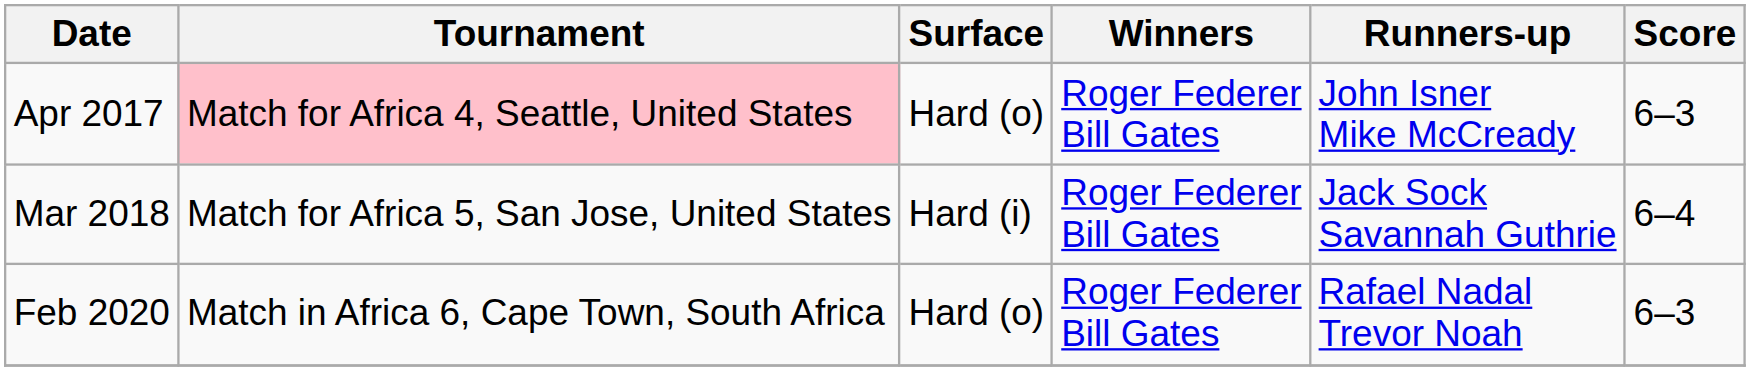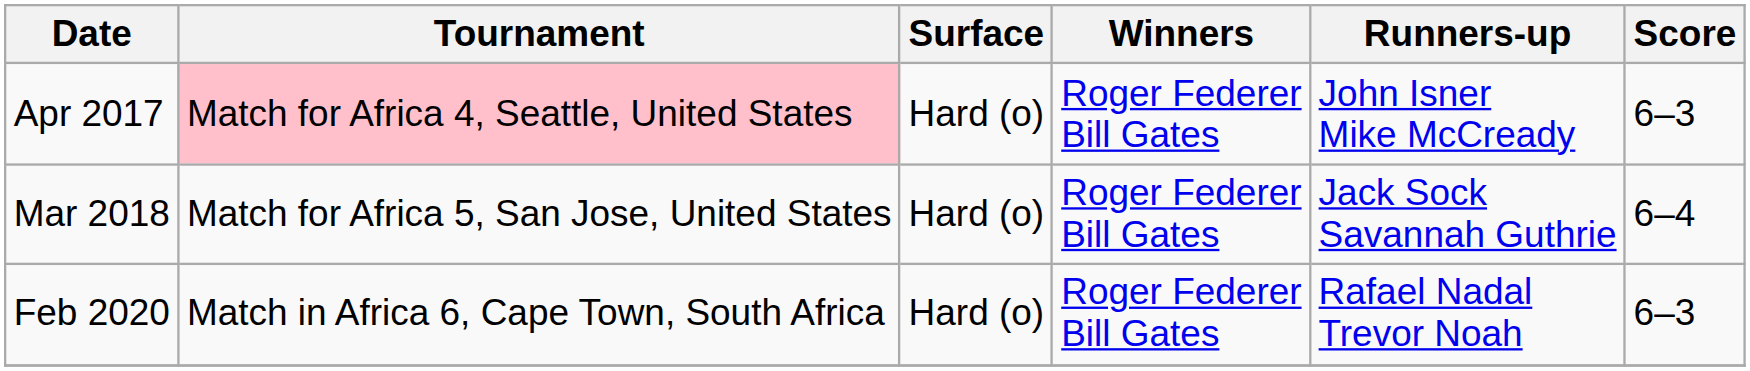(970, 213) Hard (i) -> (976, 213) Hard (o)
